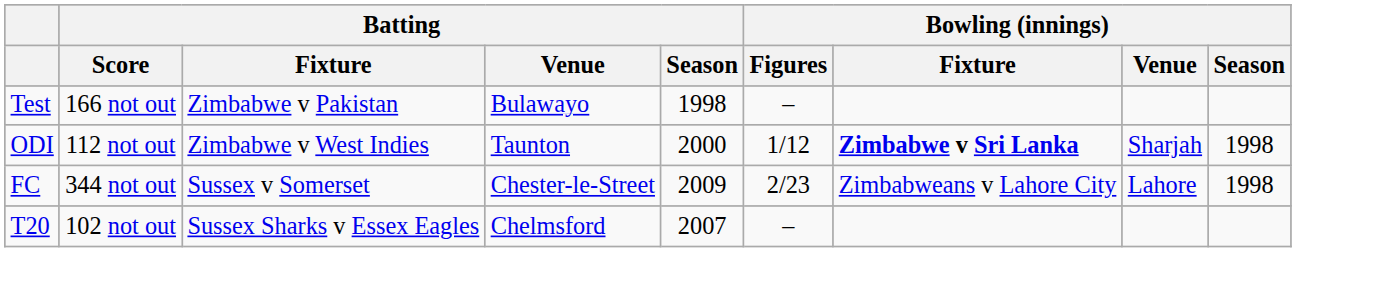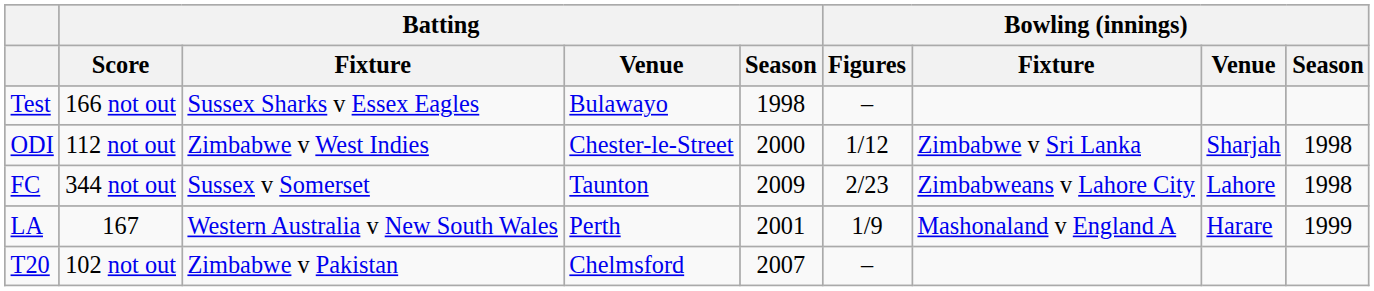(293, 105) Zimbabwe v Pakistan -> (333, 105) Sussex Sharks v Essex Eagles
(530, 145) Taunton -> (651, 145) Chester-le-Street
(959, 145) bold -> (1029, 145) normal
(573, 185) Chester-le-Street -> (609, 185) Taunton
+ row: (27, 225)
(333, 225) Sussex Sharks v Essex Eagles -> (293, 265) Zimbabwe v Pakistan
